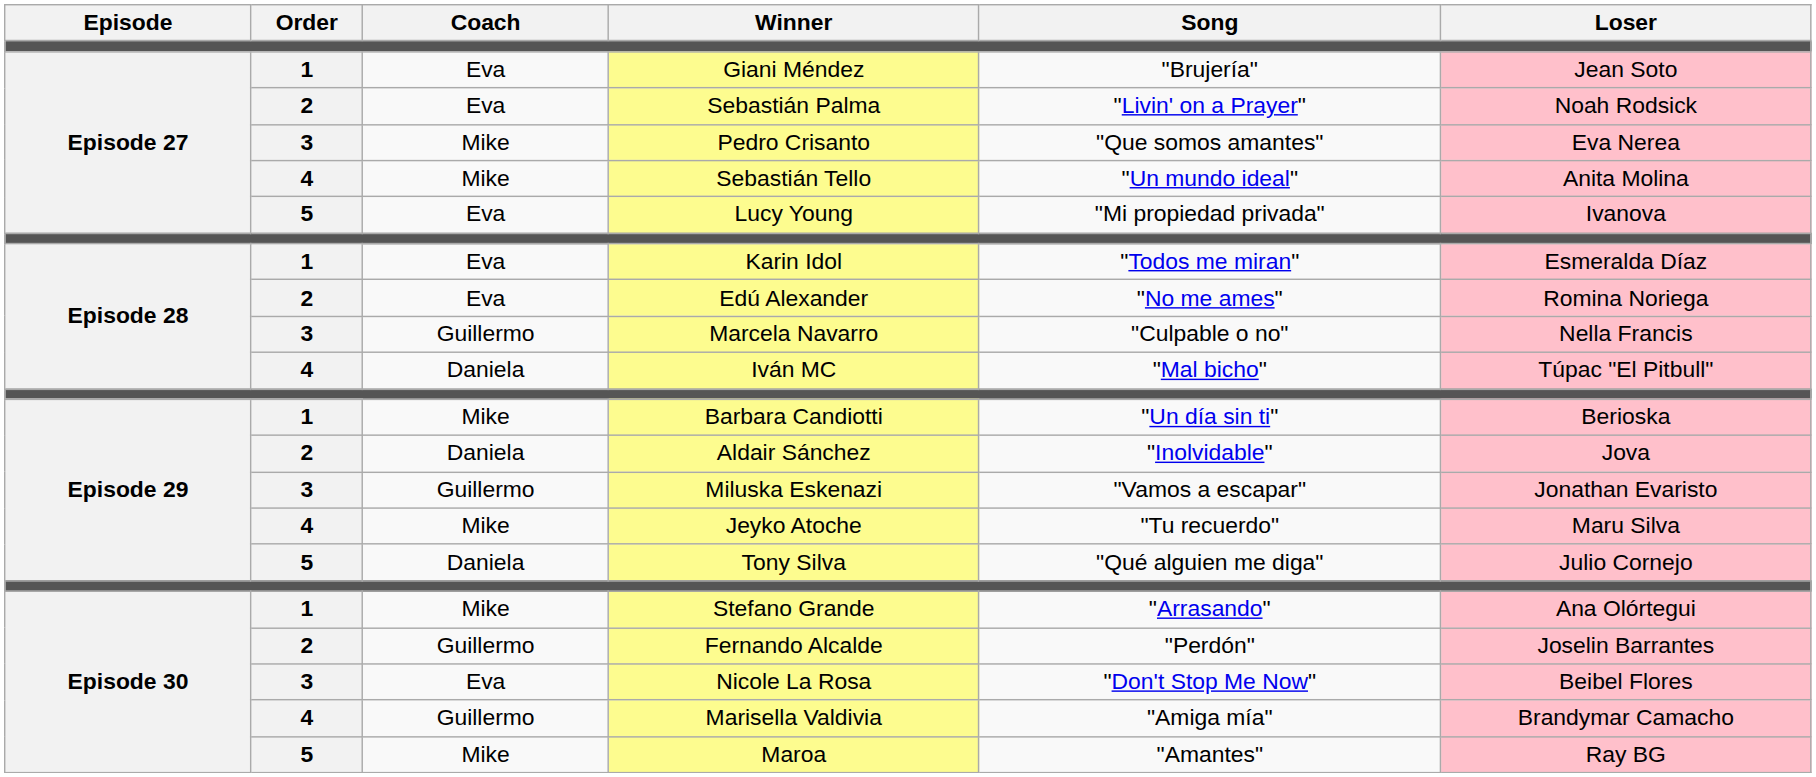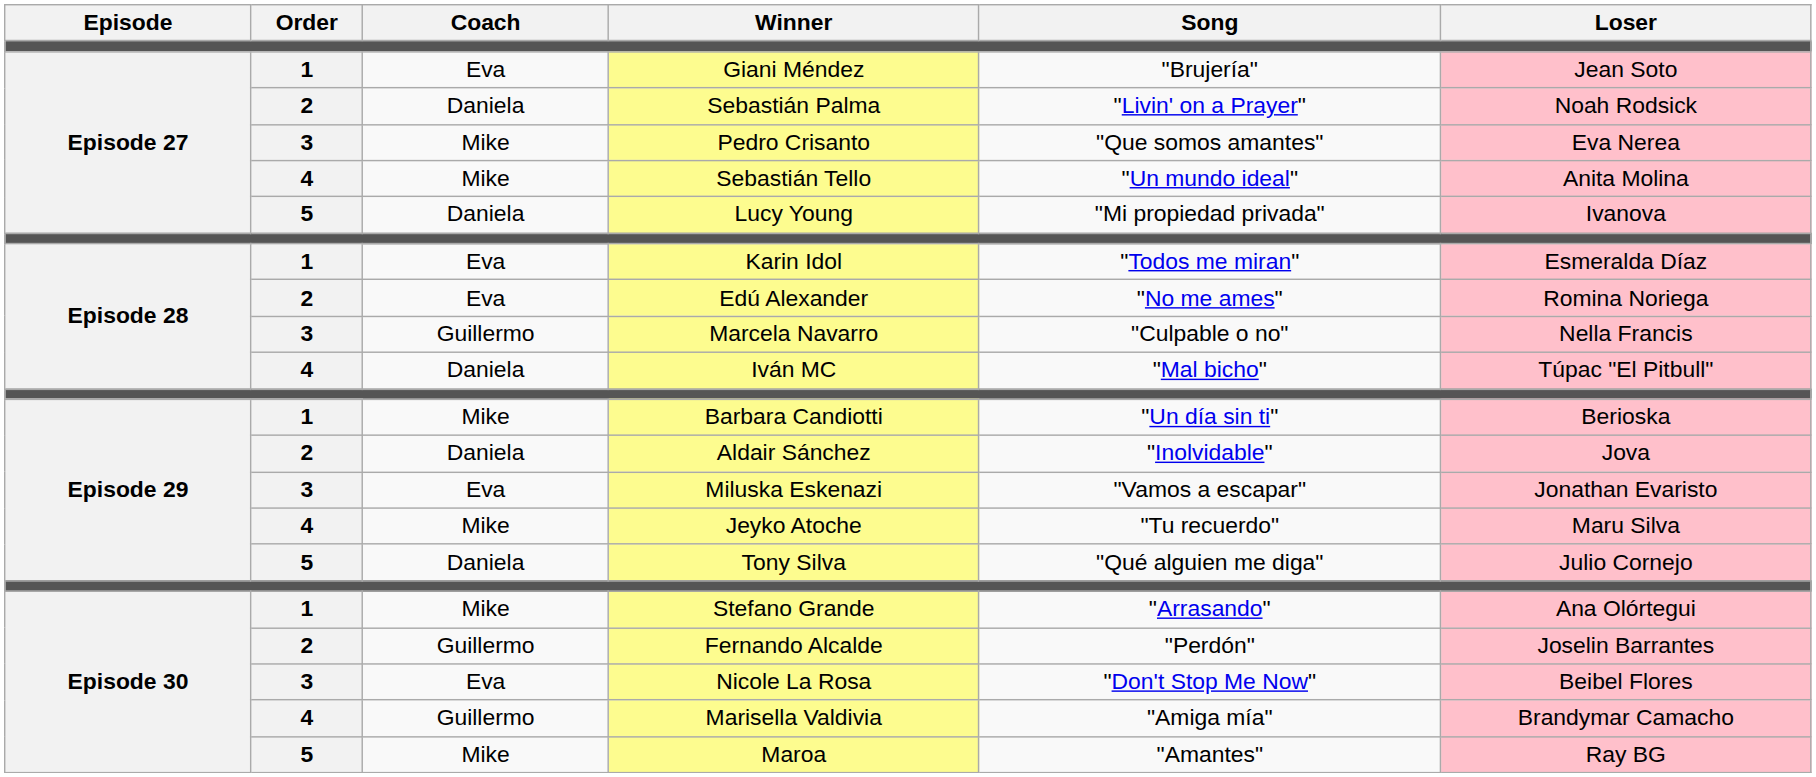(486, 105) Eva -> (486, 105) Daniela
(486, 214) Eva -> (486, 214) Daniela
(486, 489) Guillermo -> (486, 489) Eva
